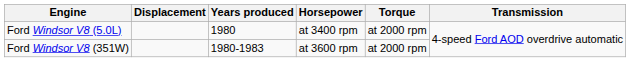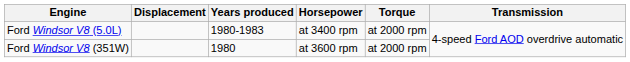(223, 30) 1980 -> (237, 30) 1980-1983
(237, 48) 1980-1983 -> (223, 48) 1980
